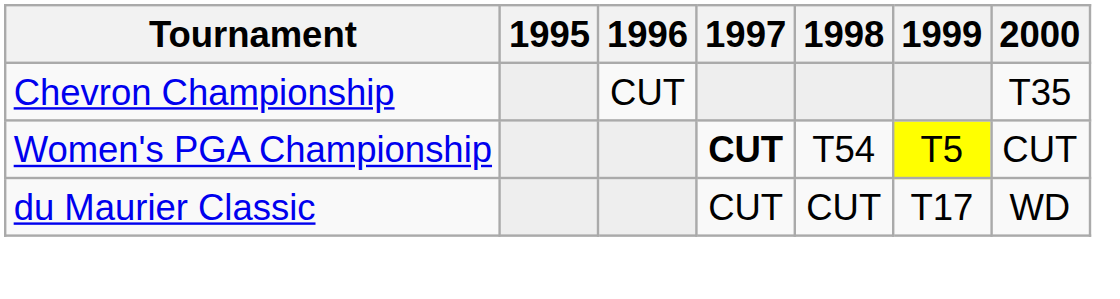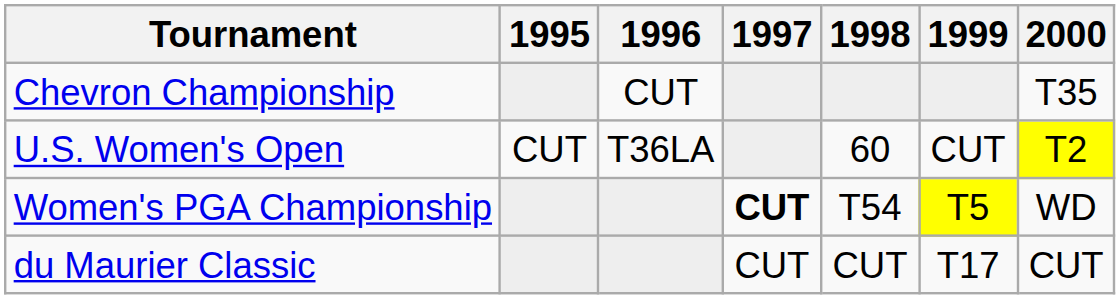+ row: (179, 150)
(1040, 150) CUT -> (1066, 208) WD
(1040, 208) WD -> (1066, 265) CUT
